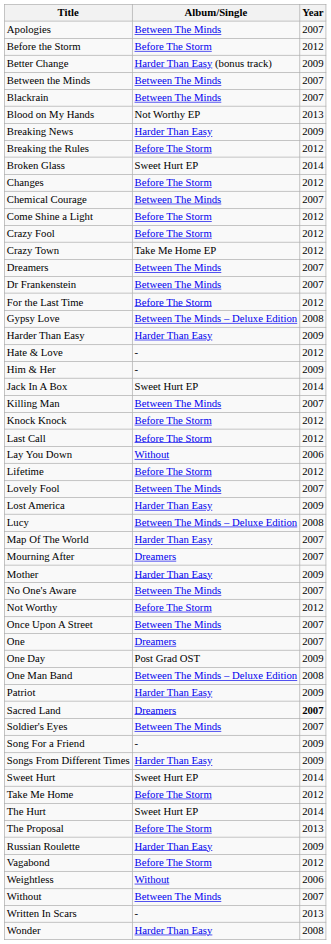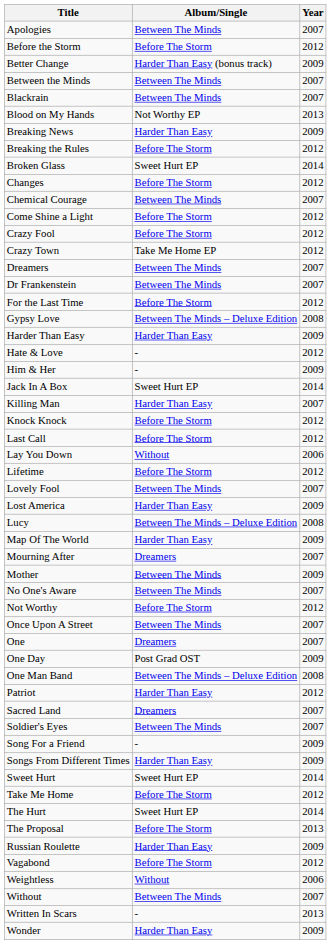(178, 404) Between The Minds -> (173, 404) Harder Than Easy
(313, 540) 2007 -> (313, 540) 2009
(173, 574) Harder Than Easy -> (178, 574) Between The Minds
(313, 693) 2009 -> (313, 693) 2012
(313, 710) bold -> (313, 710) normal
(313, 931) 2008 -> (313, 931) 2009
